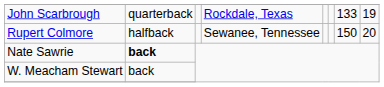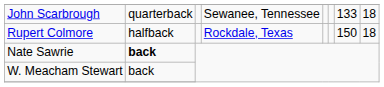(248, 14) Rockdale, Texas -> (262, 14) Sewanee, Tennessee
(369, 14) 19 -> (369, 14) 18
(262, 33) Sewanee, Tennessee -> (248, 33) Rockdale, Texas
(369, 33) 20 -> (369, 33) 18
